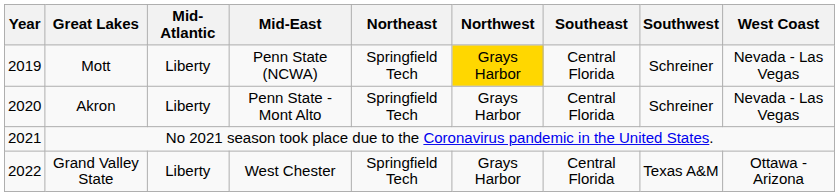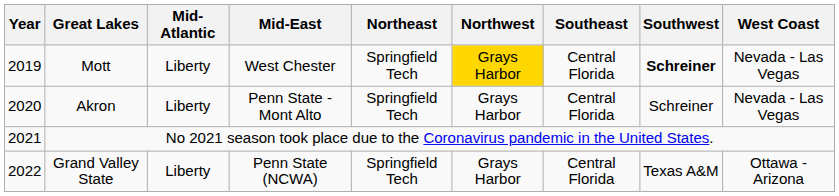(290, 65) Penn State (NCWA) -> (290, 65) West Chester
(681, 65) normal -> (681, 65) bold
(290, 171) West Chester -> (290, 171) Penn State (NCWA)
